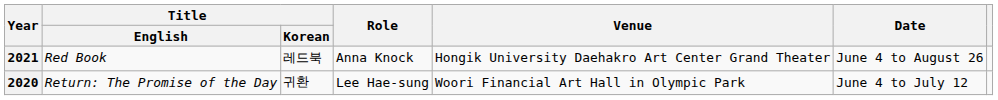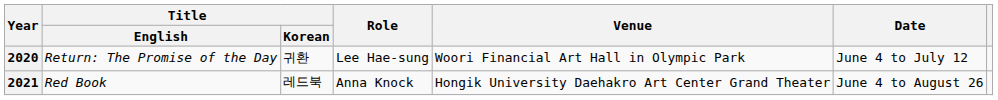rows swapped: (23, 82) <-> (23, 58)
